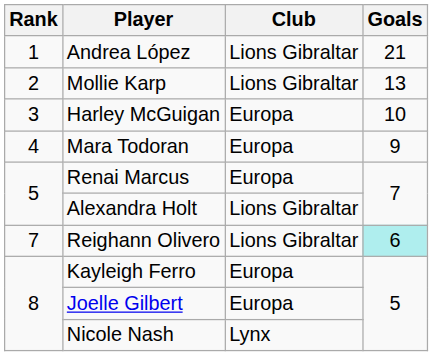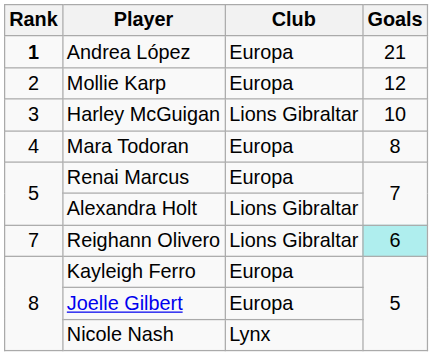(33, 51) normal -> (33, 51) bold
(294, 51) Lions Gibraltar -> (261, 51) Europa
(294, 83) Lions Gibraltar -> (261, 83) Europa
(395, 83) 13 -> (395, 83) 12
(261, 114) Europa -> (294, 114) Lions Gibraltar
(395, 146) 9 -> (395, 146) 8
